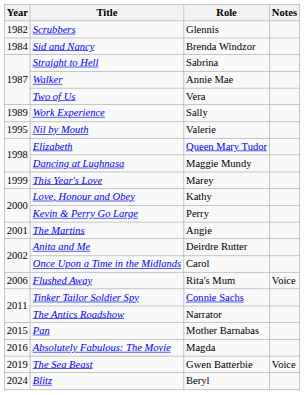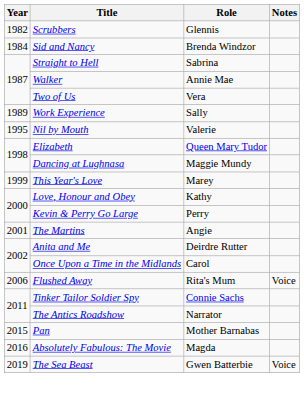- row: (42, 381)
